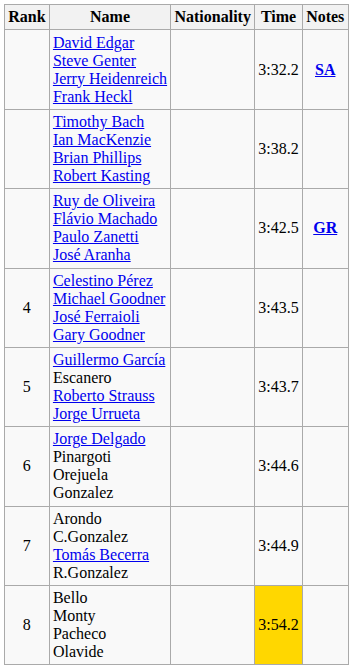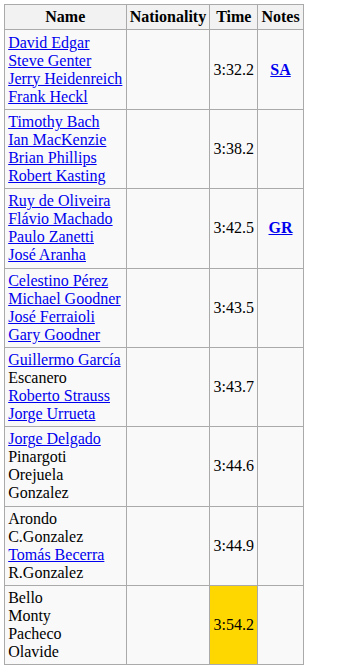- column: (27, 17)
